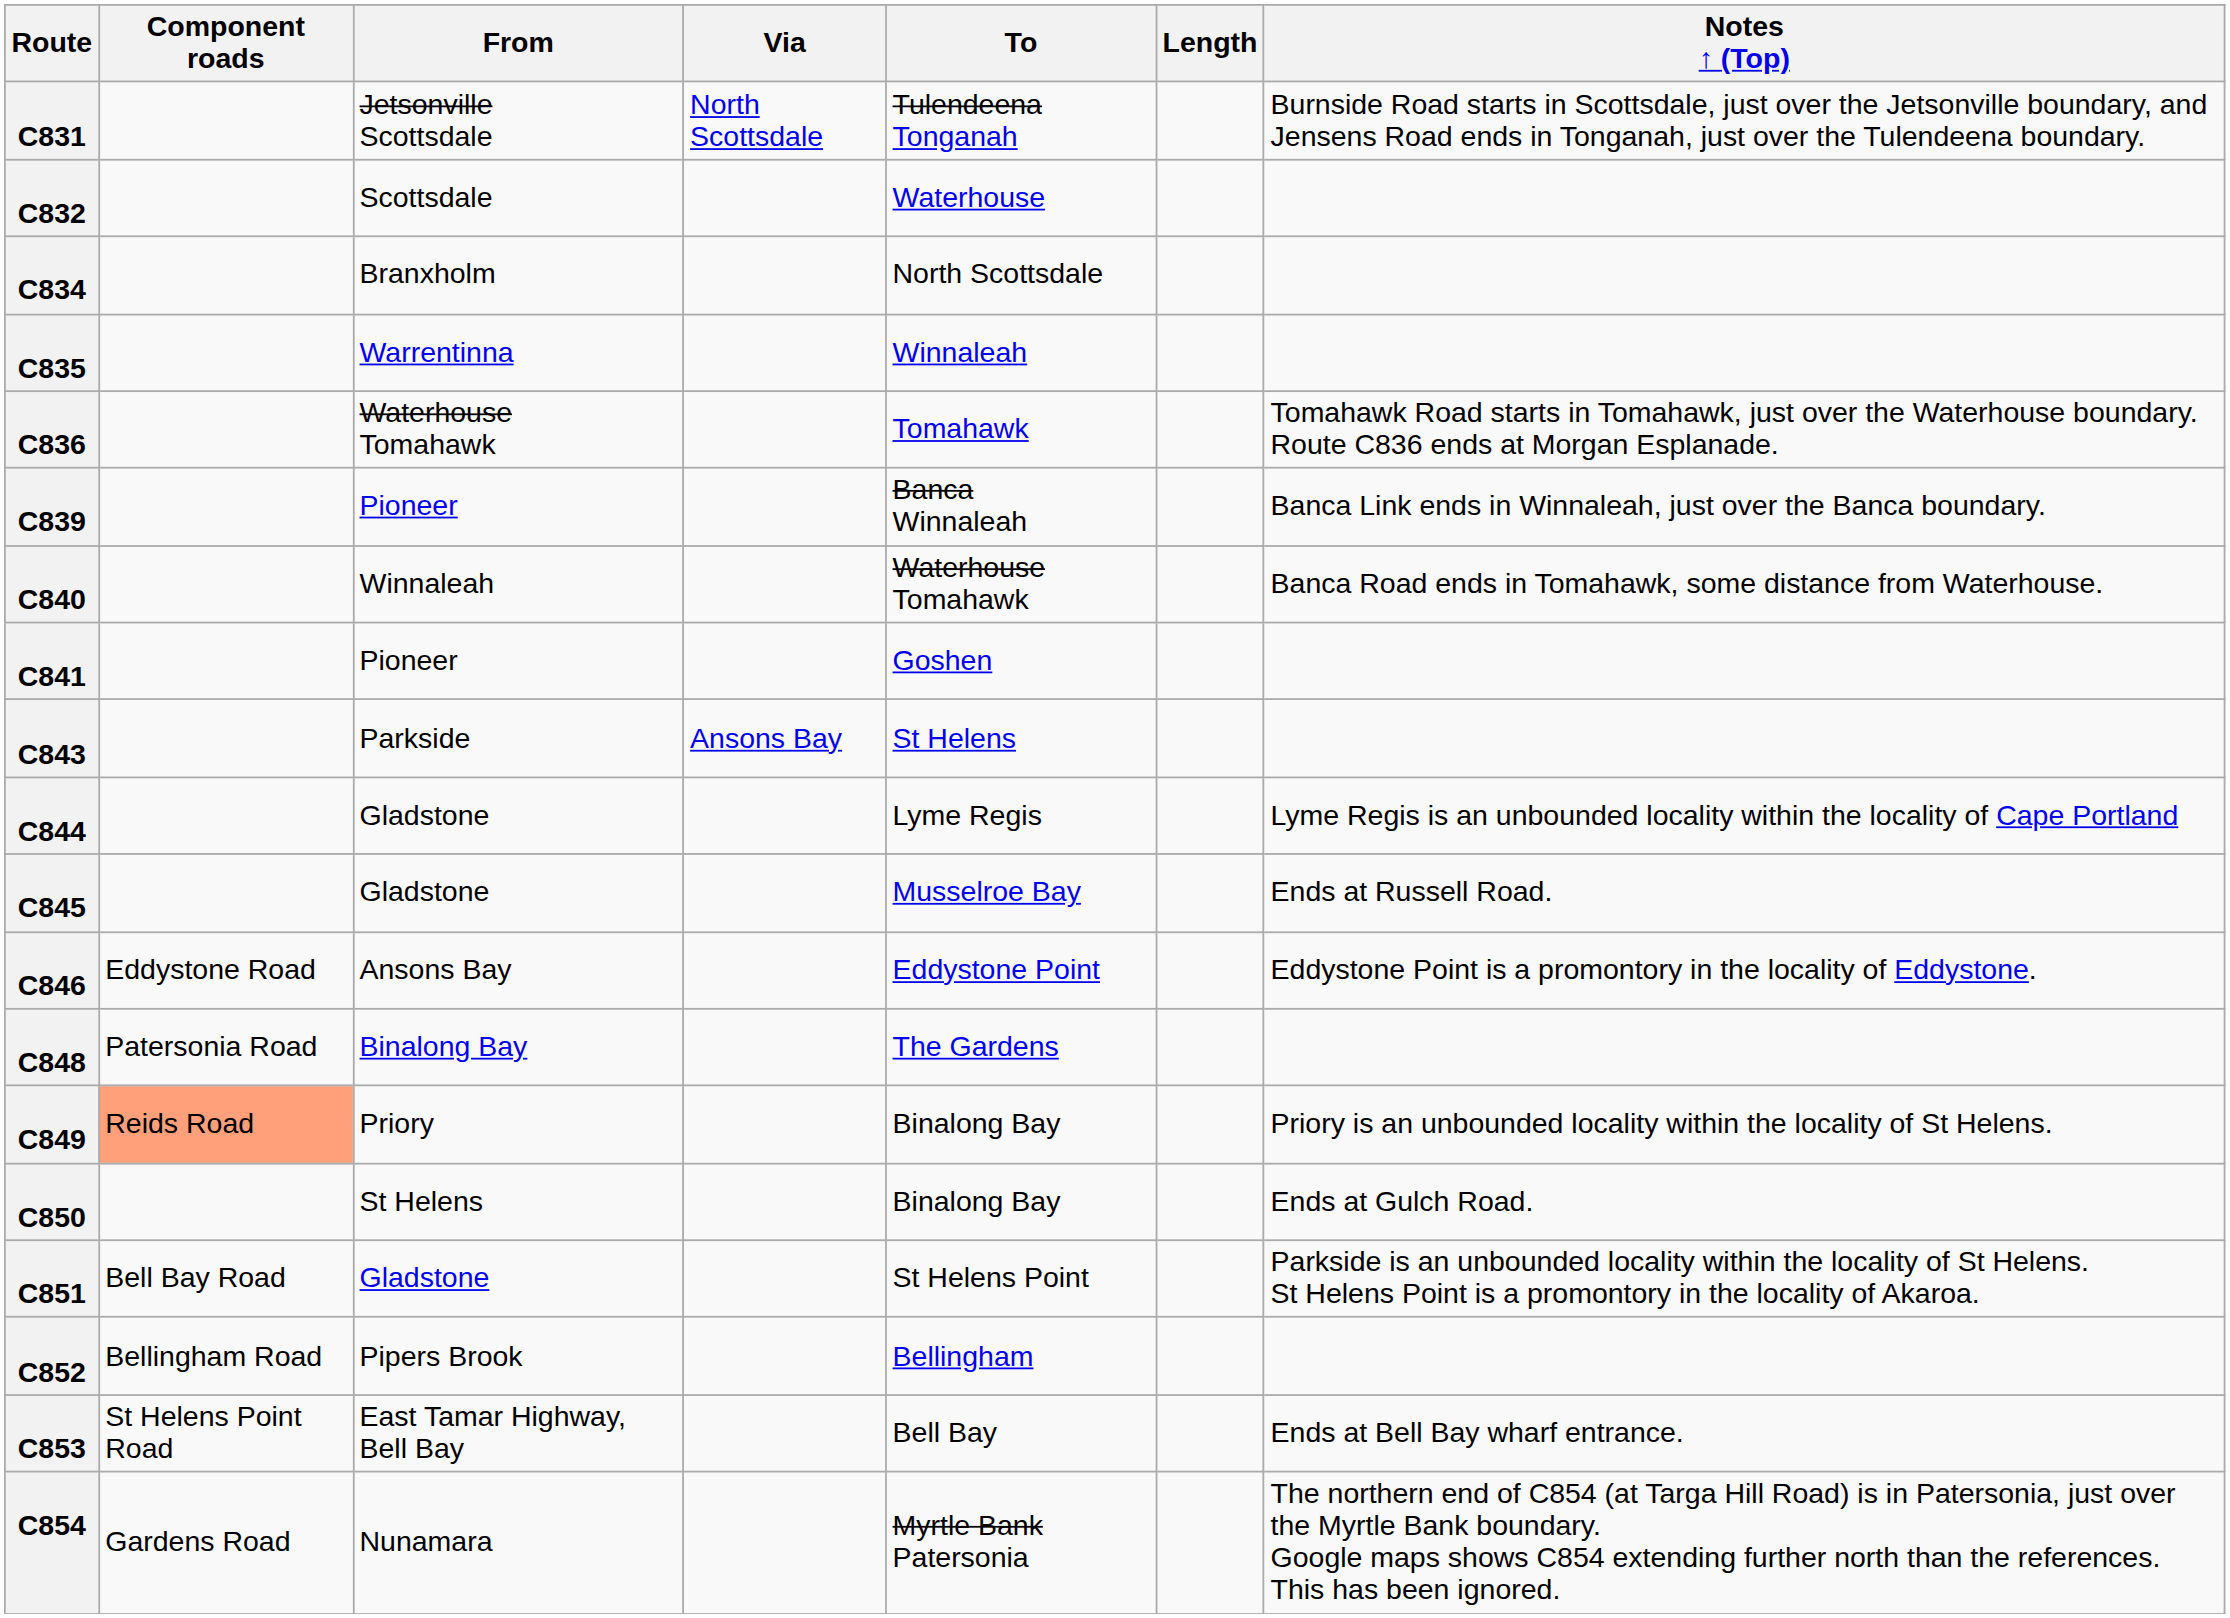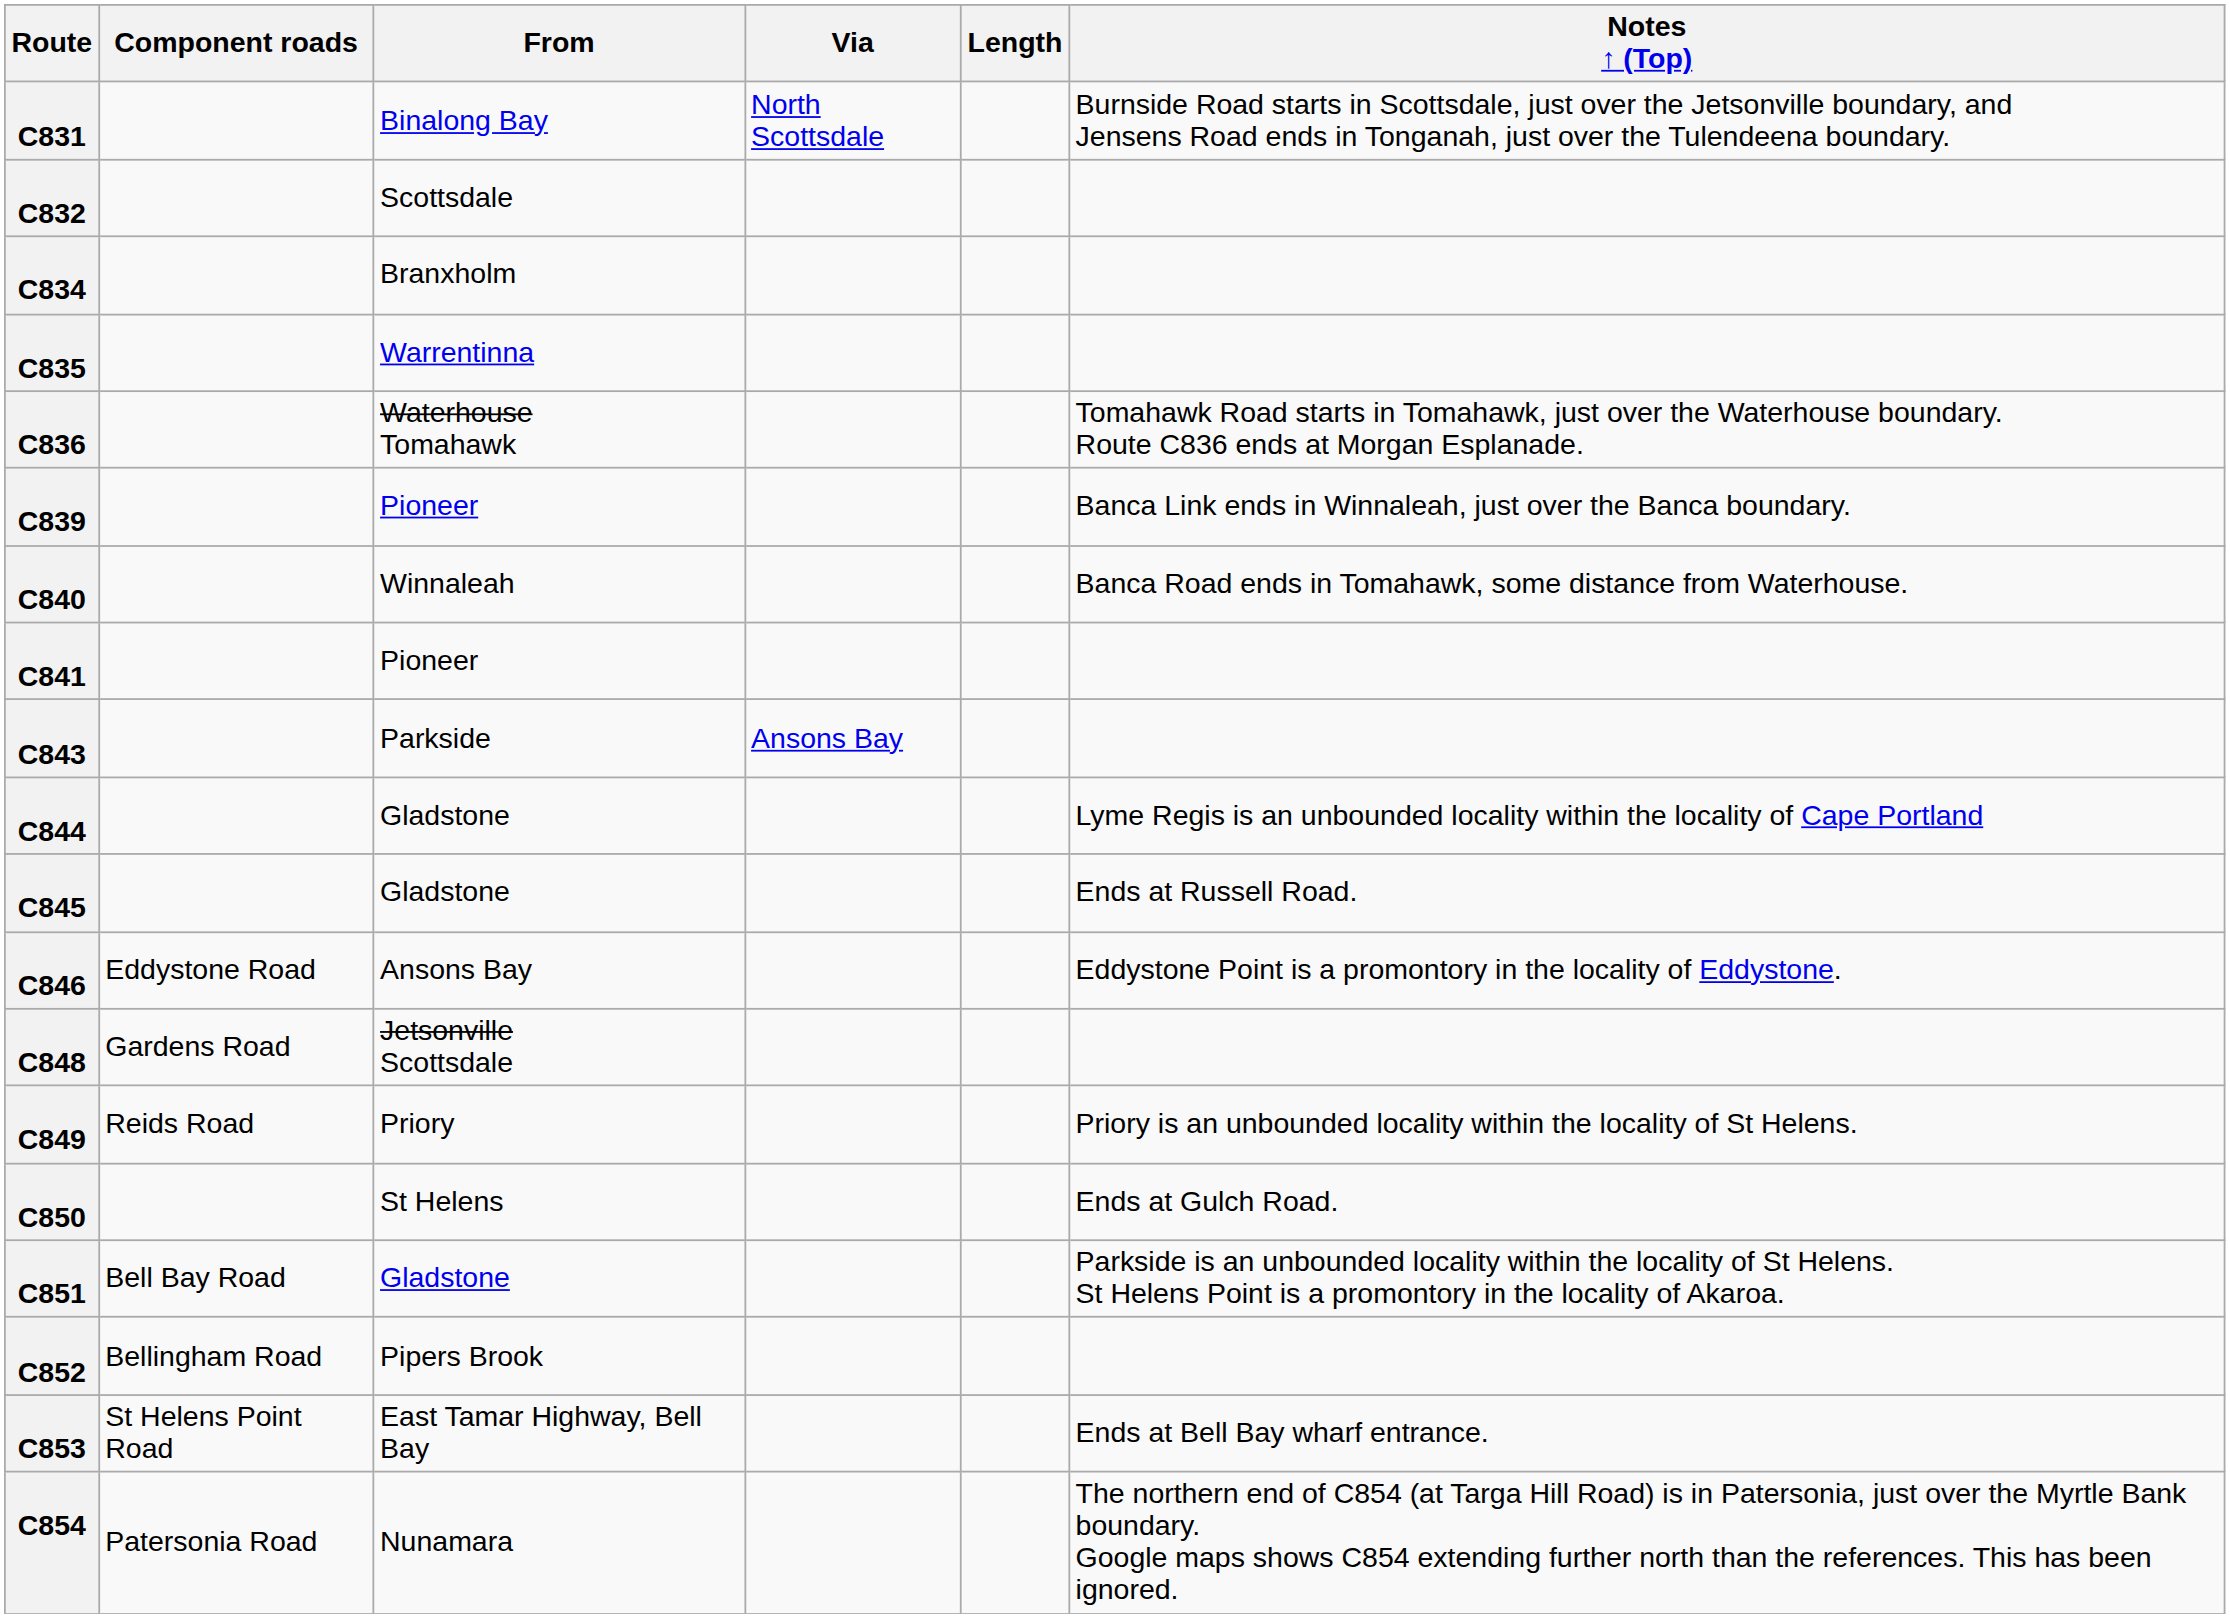- column: (1021, 43)
(426, 120) Jetsonville Scottsdale -> (464, 120) Binalong Bay
(211, 1046) Patersonia Road -> (198, 1046) Gardens Road
(443, 1046) Binalong Bay -> (447, 1046) Jetsonville Scottsdale
(180, 1124) lightsalmon background -> (180, 1124) no background
(198, 1542) Gardens Road -> (211, 1542) Patersonia Road
